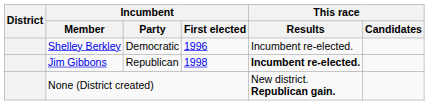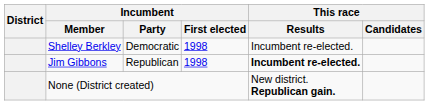(196, 46) 1996 -> (196, 46) 1998
